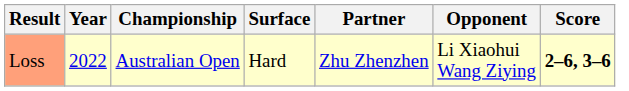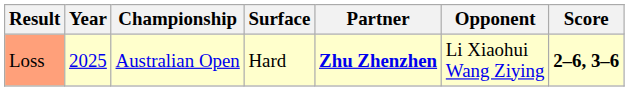(88, 60) 2022 -> (88, 60) 2025
(374, 60) normal -> (378, 60) bold
